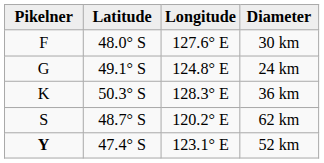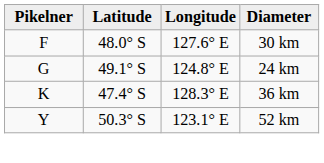(122, 94) 50.3° S -> (122, 94) 47.4° S
- row: (279, 119)
(44, 145) bold -> (44, 119) normal
(122, 145) 47.4° S -> (122, 119) 50.3° S
